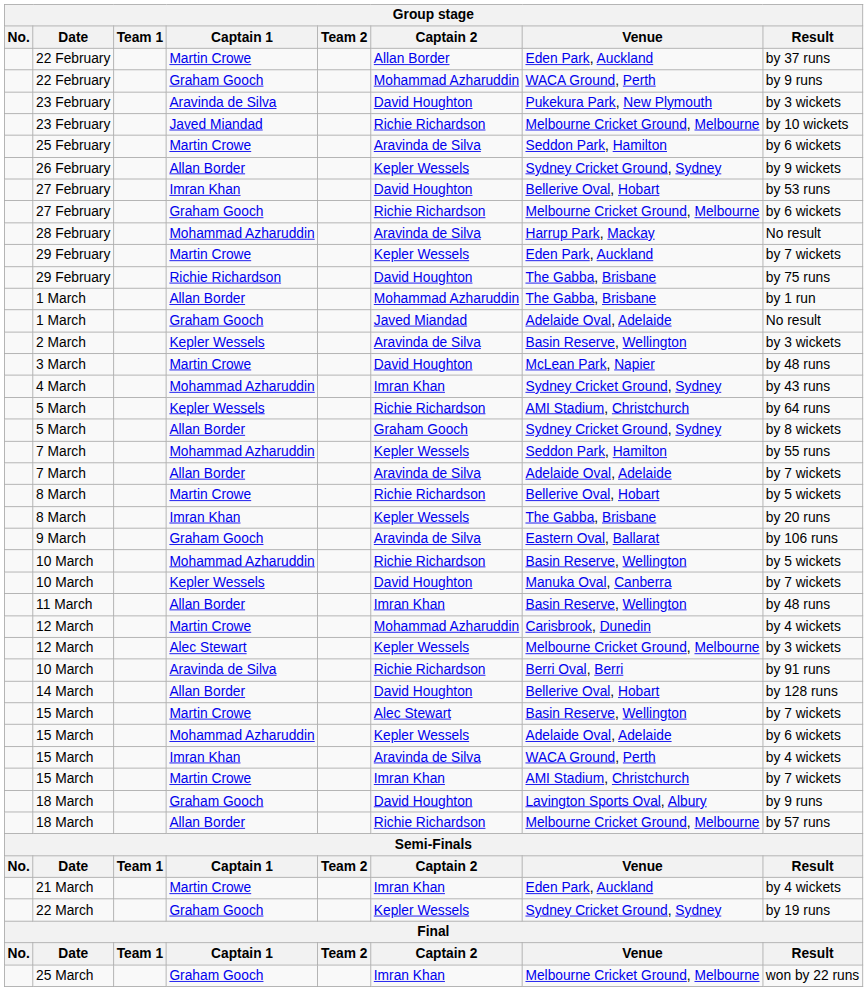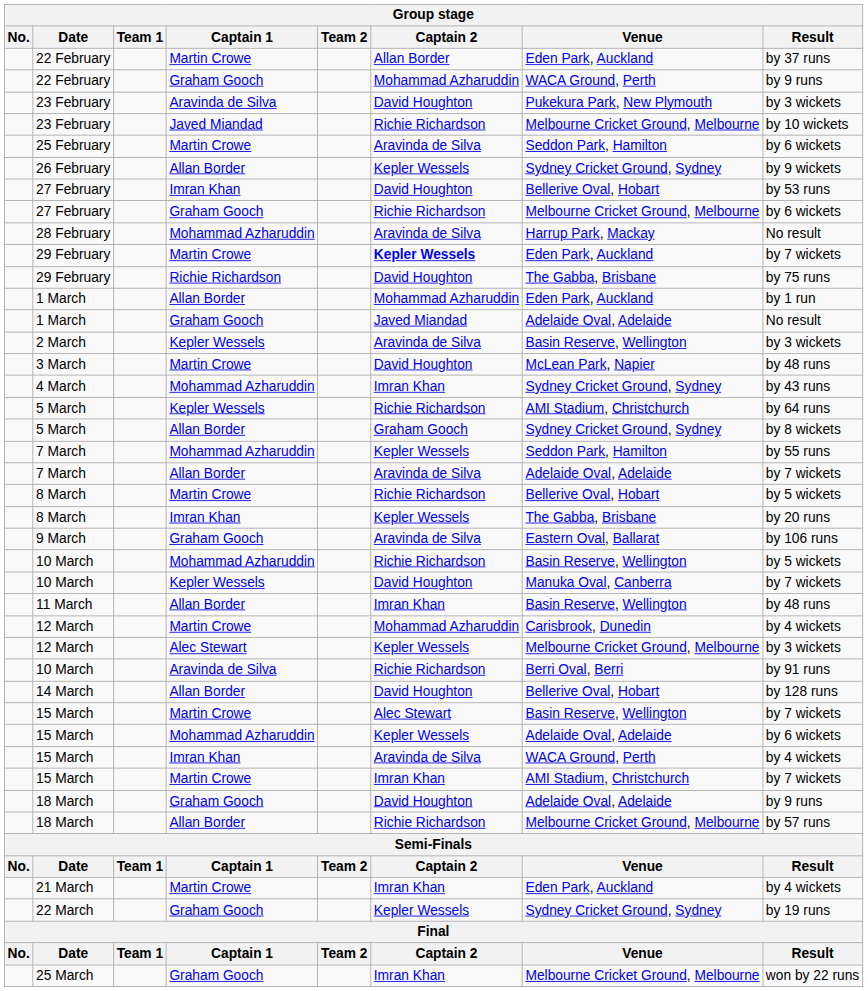(421, 255) normal -> (425, 255) bold
(591, 299) The Gabba, Brisbane -> (589, 299) Eden Park, Auckland
(616, 801) Lavington Sports Oval, Albury -> (599, 801) Adelaide Oval, Adelaide
